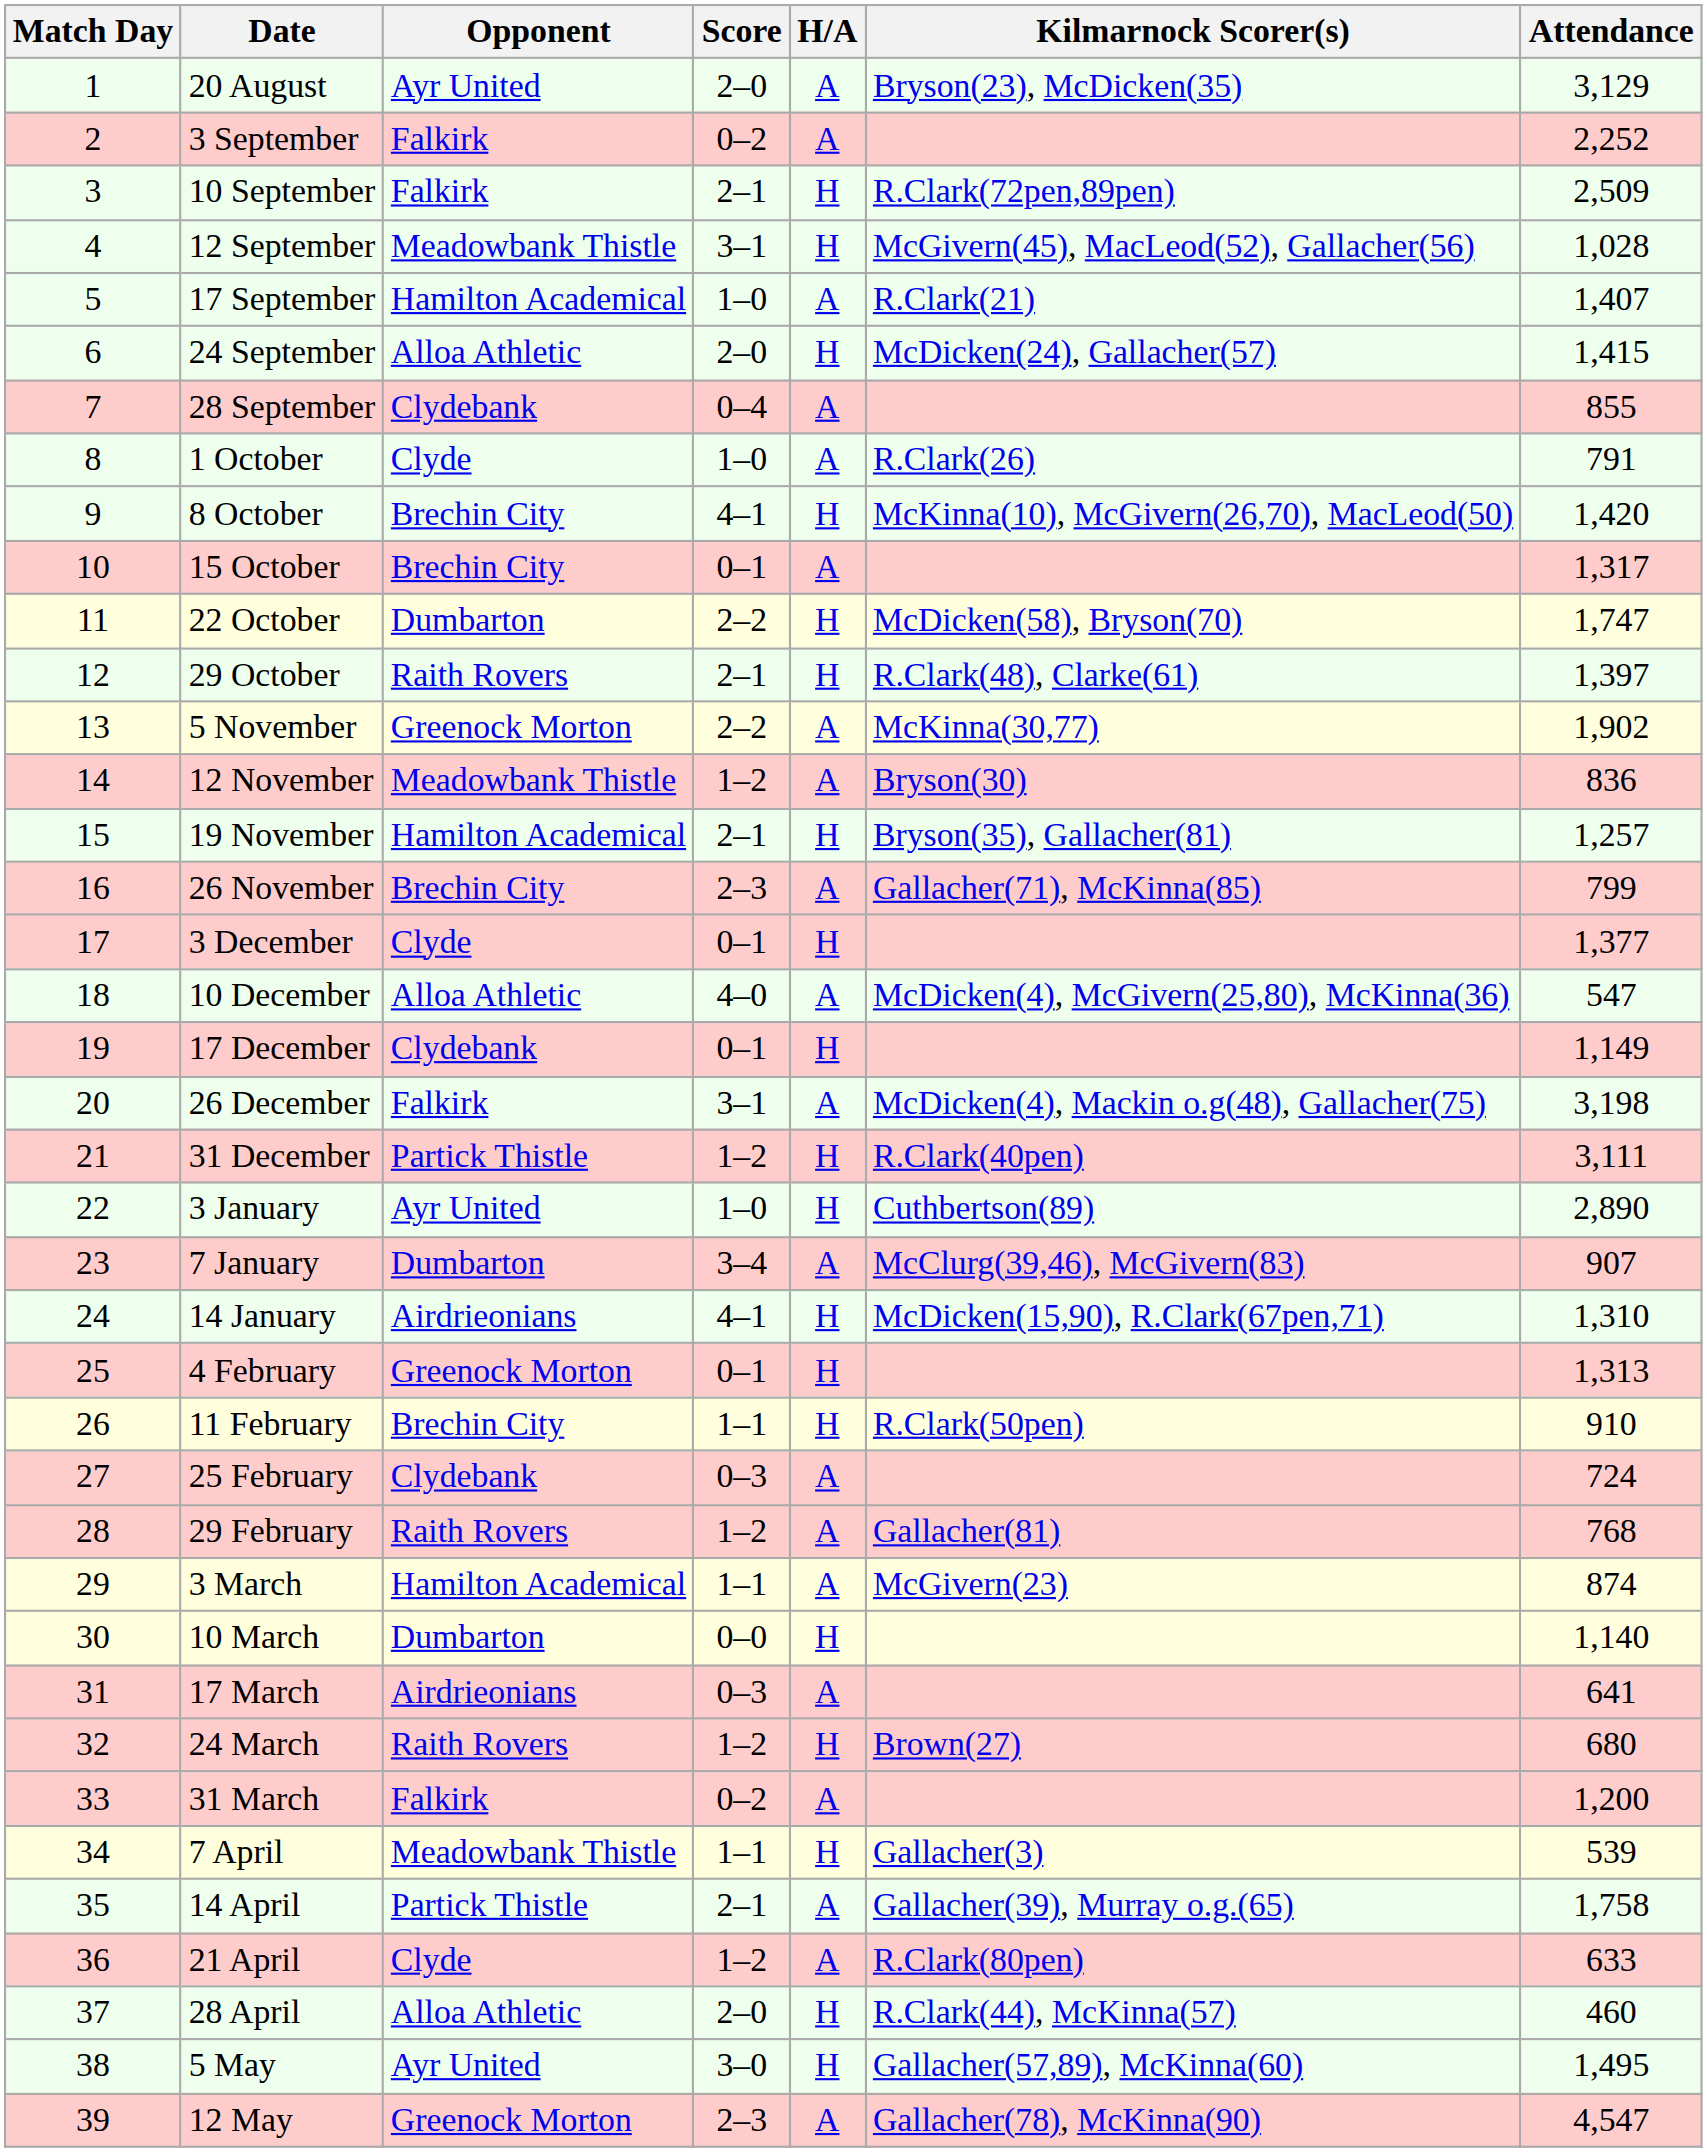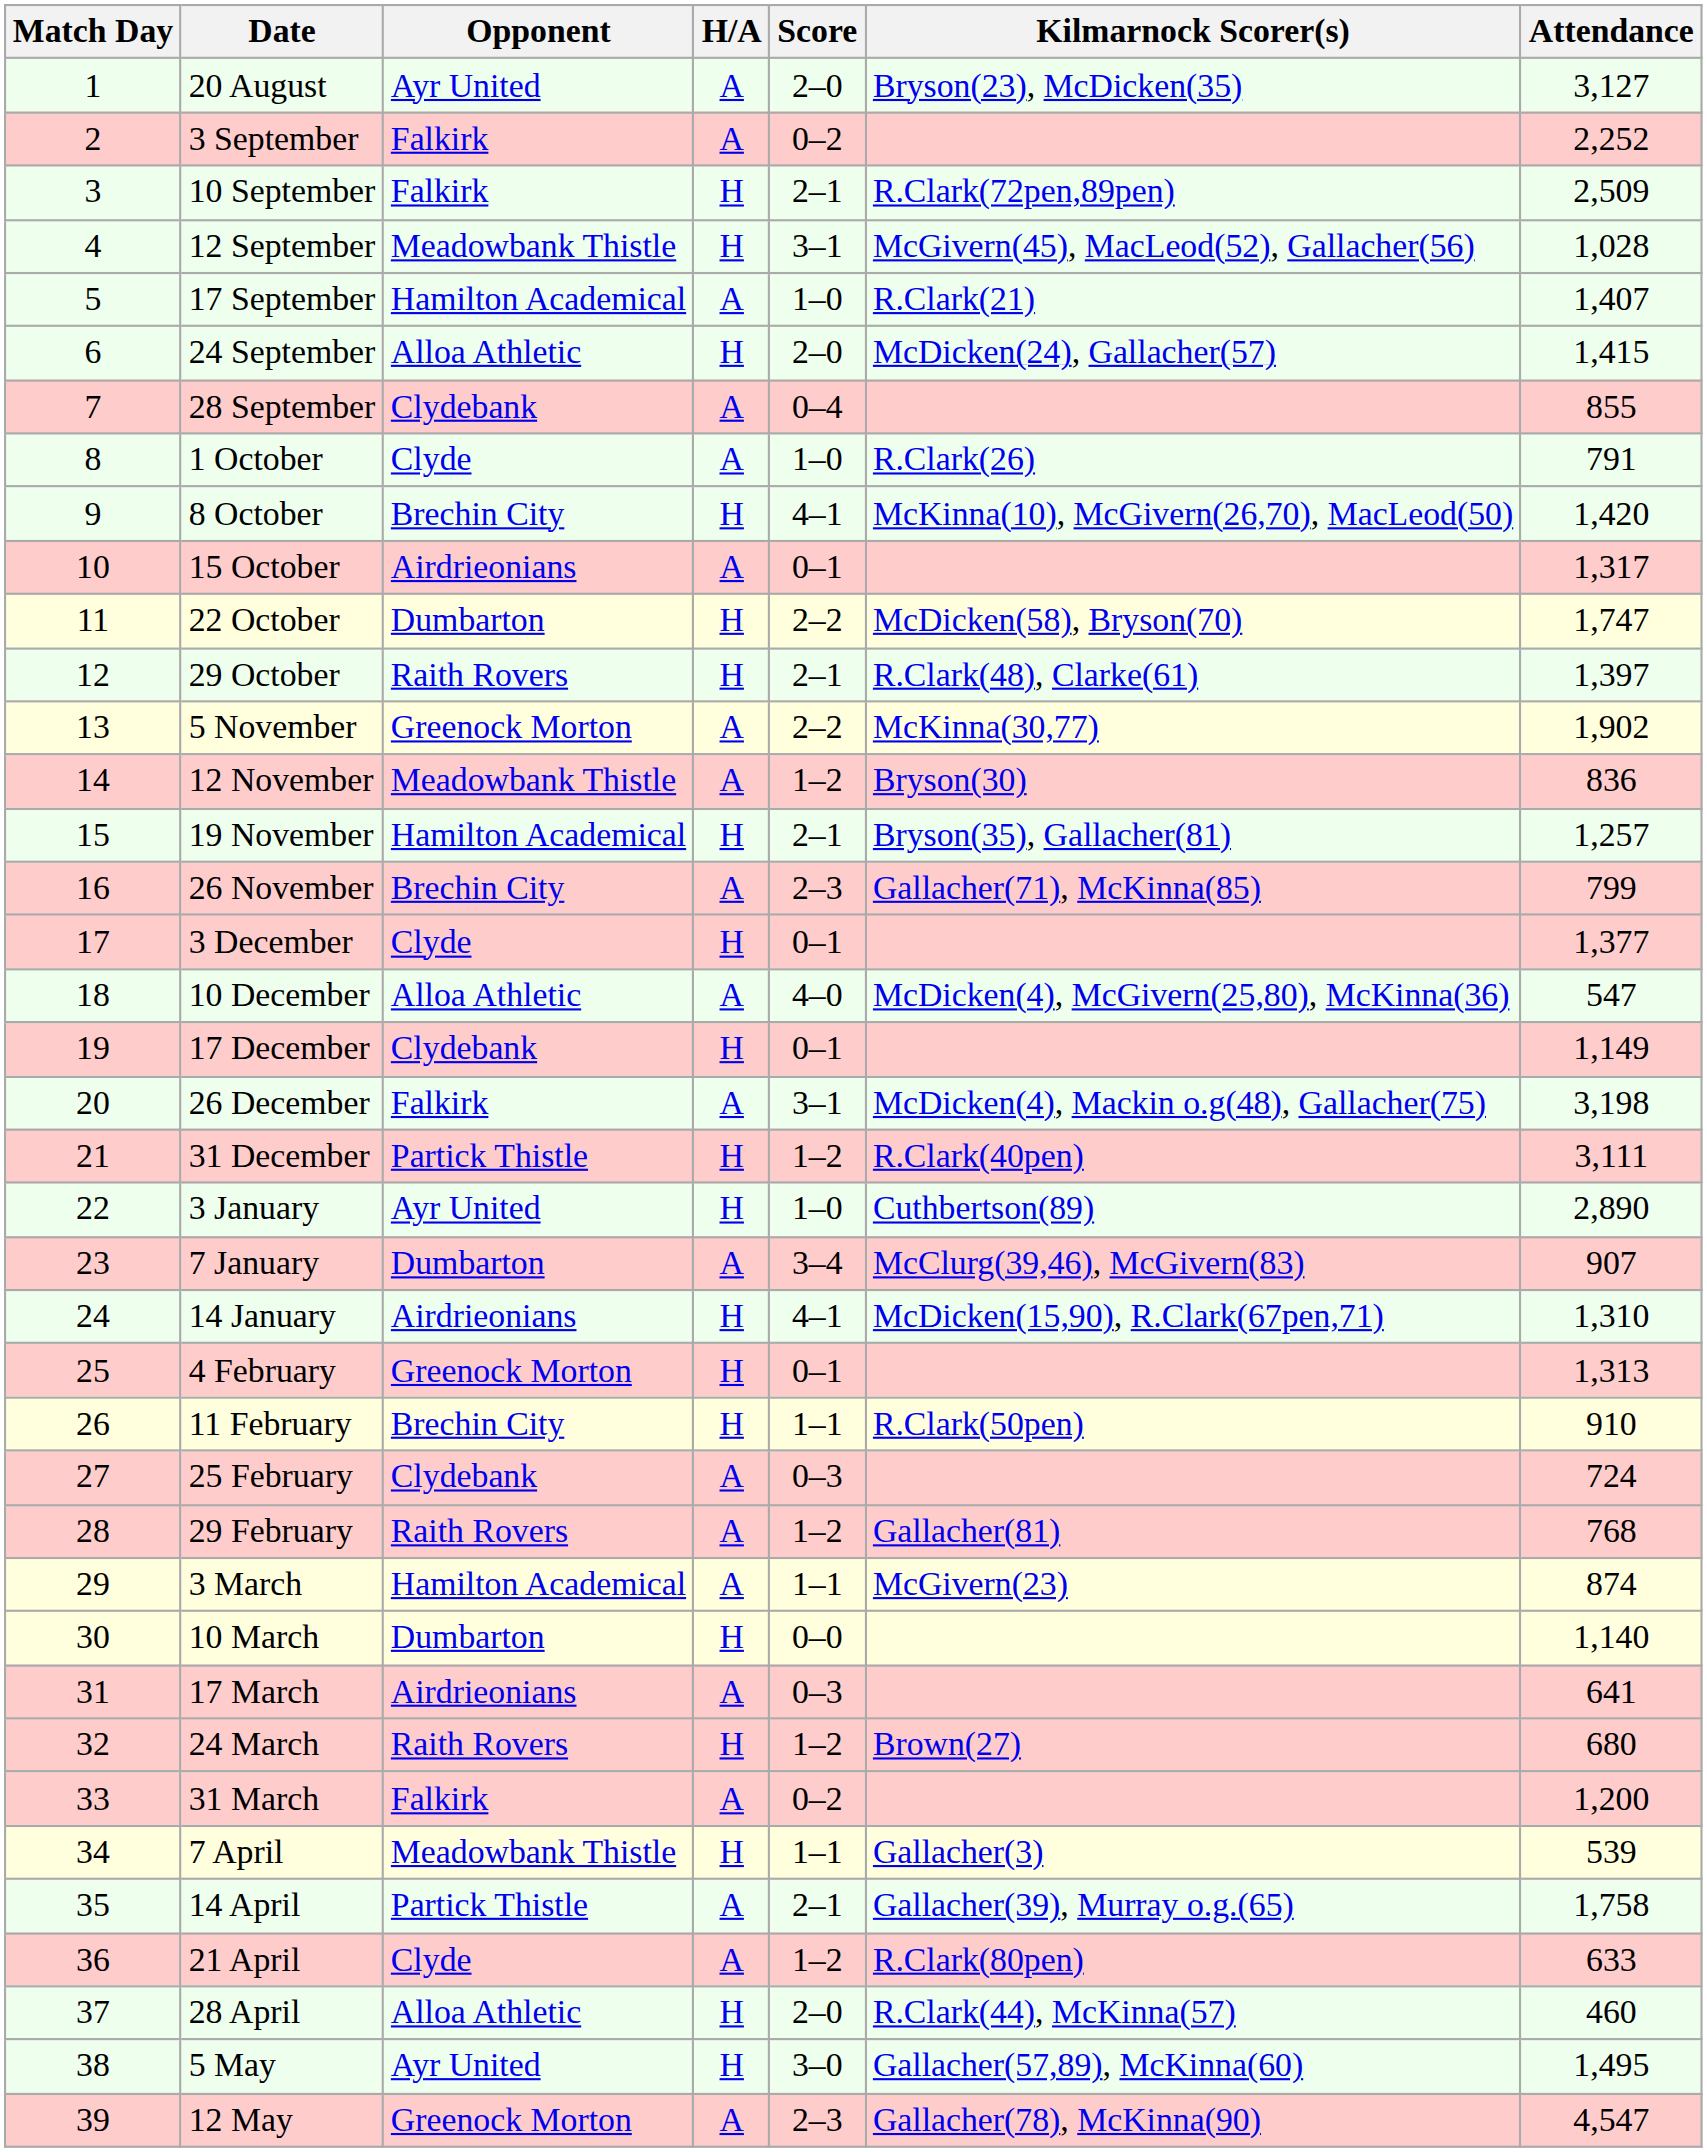columns swapped: (827, 31) <-> (742, 31)
(1611, 84) 3,129 -> (1611, 84) 3,127
(478, 566) Brechin City -> (484, 566) Airdrieonians
